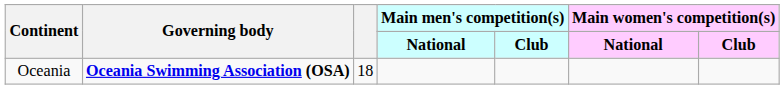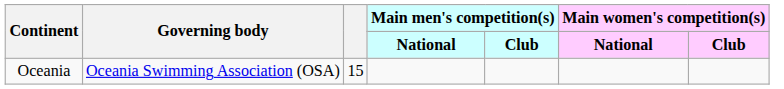(218, 71) bold -> (213, 71) normal
(365, 71) 18 -> (355, 71) 15
